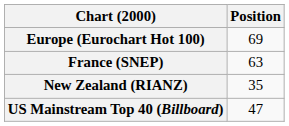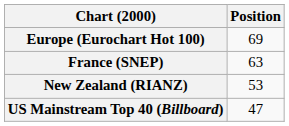(256, 86) 35 -> (256, 86) 53
